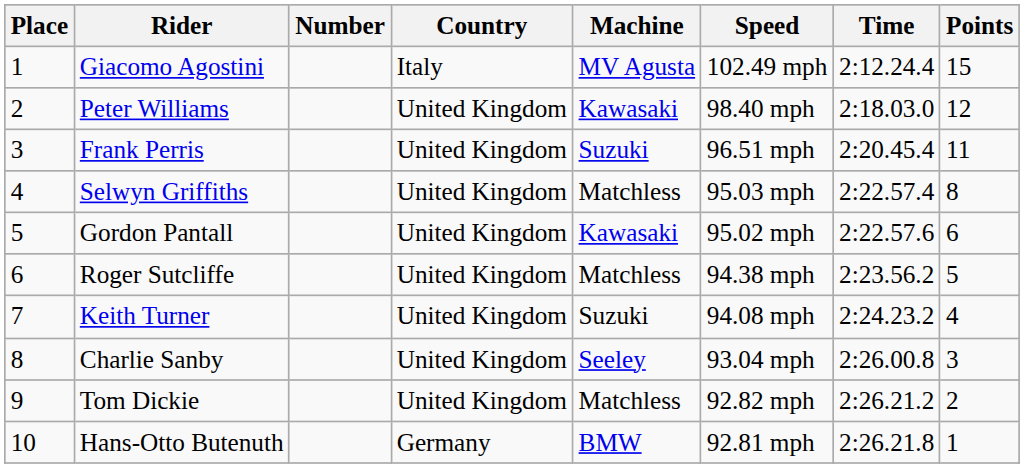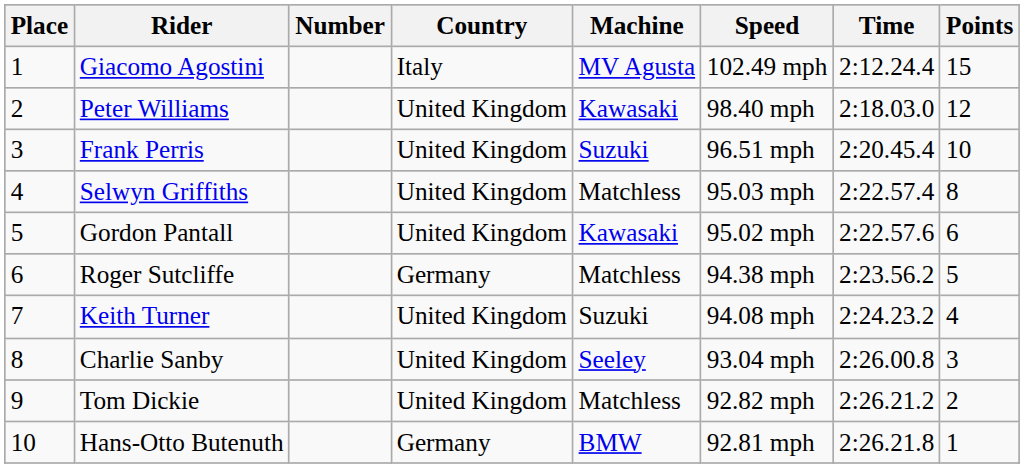(958, 150) 11 -> (959, 150) 10
(482, 275) United Kingdom -> (444, 275) Germany
